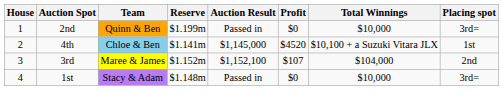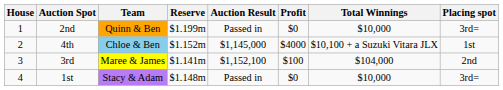(188, 45) $1.141m -> (188, 45) $1.152m
(293, 45) $4520 -> (293, 45) $4000
(188, 61) $1.152m -> (188, 61) $1.141m
(293, 61) $107 -> (293, 61) $100
